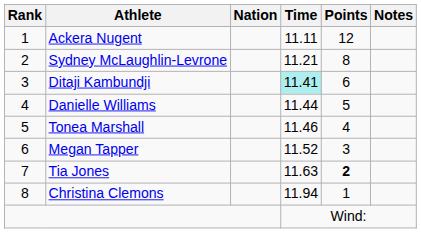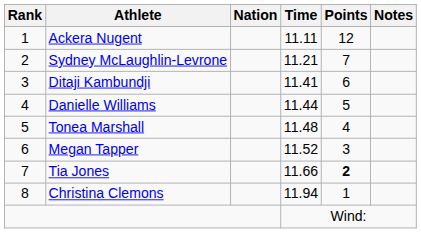(346, 60) 8 -> (346, 60) 7
(301, 82) paleturquoise background -> (301, 82) no background
(301, 127) 11.46 -> (301, 127) 11.48
(301, 171) 11.63 -> (301, 171) 11.66
